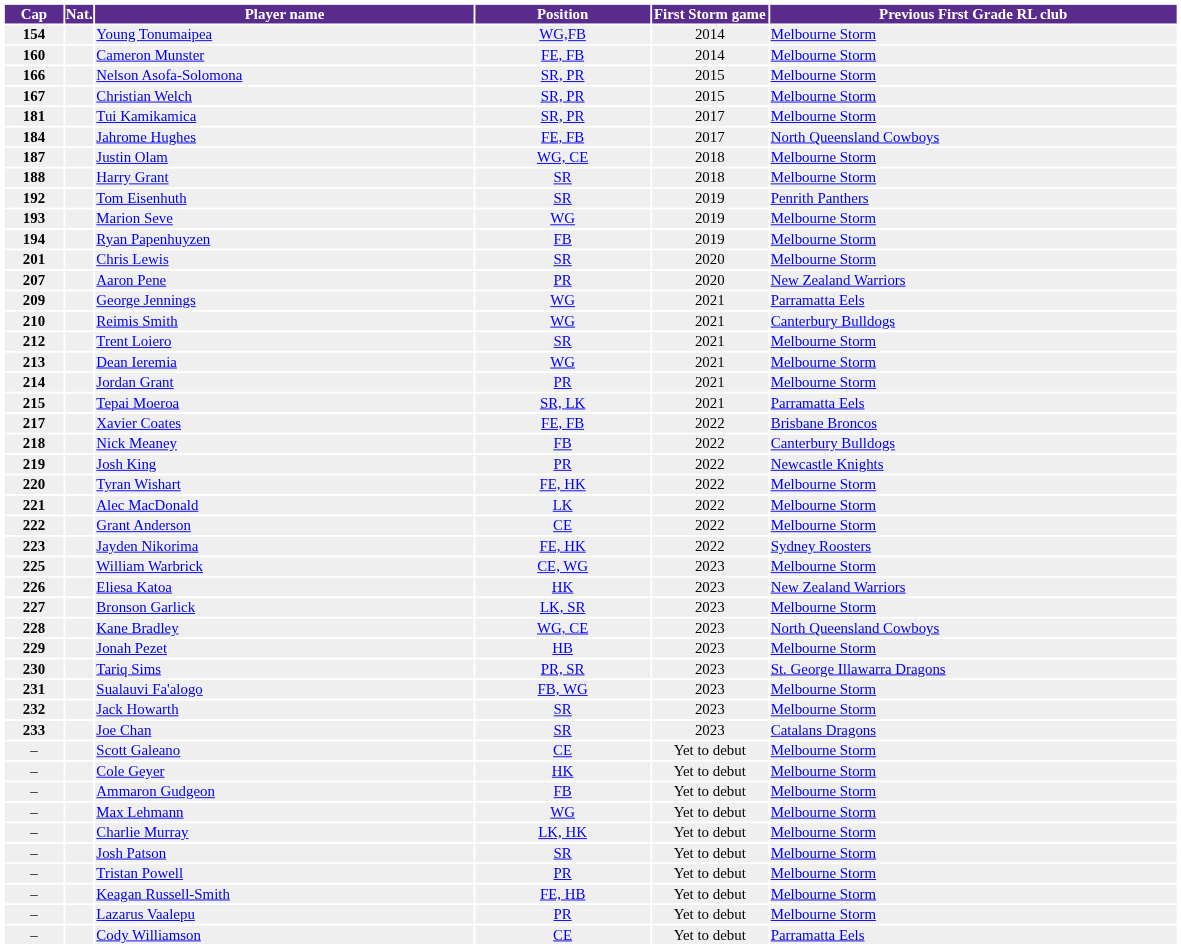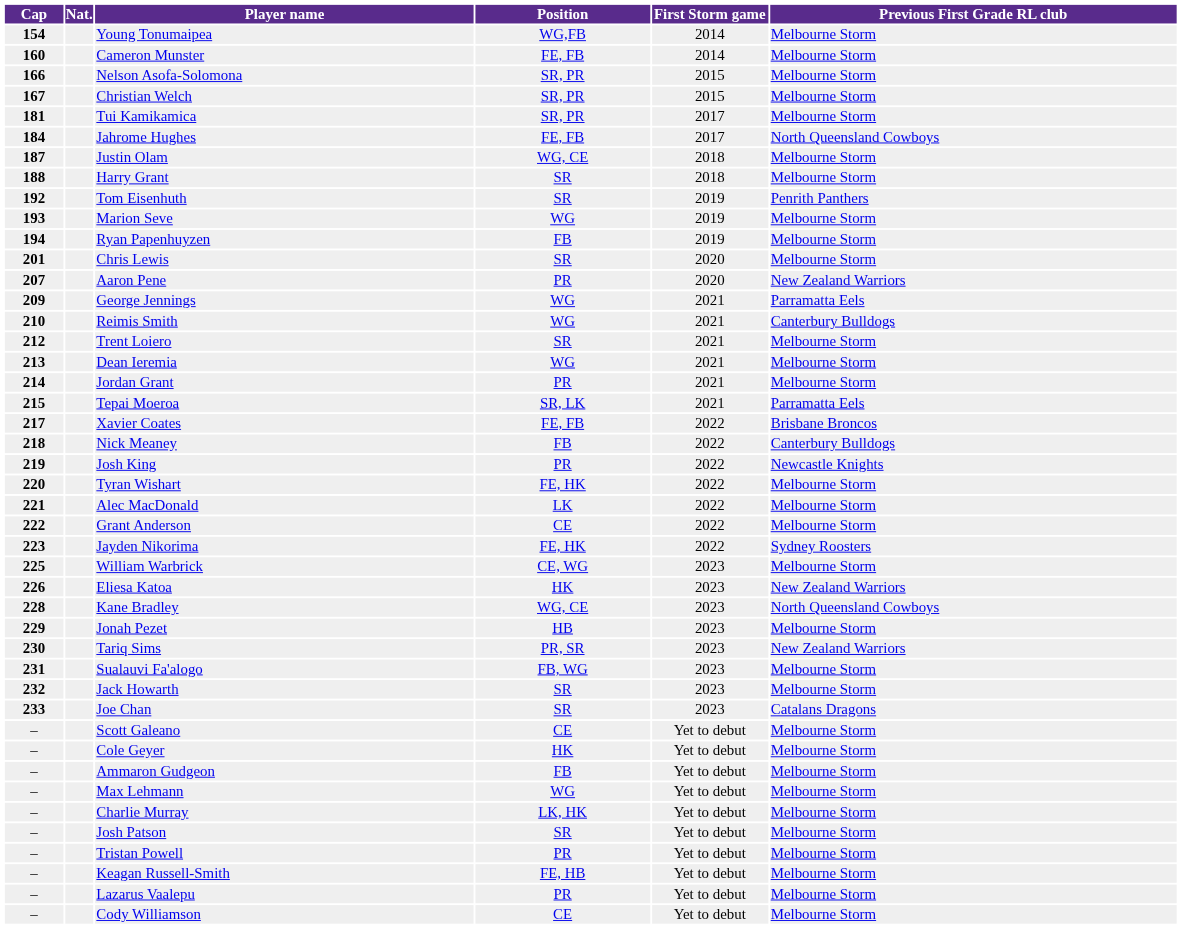- row: (146, 607)
(858, 668) St. George Illawarra Dragons -> (838, 648) New Zealand Warriors
(818, 934) Parramatta Eels -> (823, 914) Melbourne Storm
